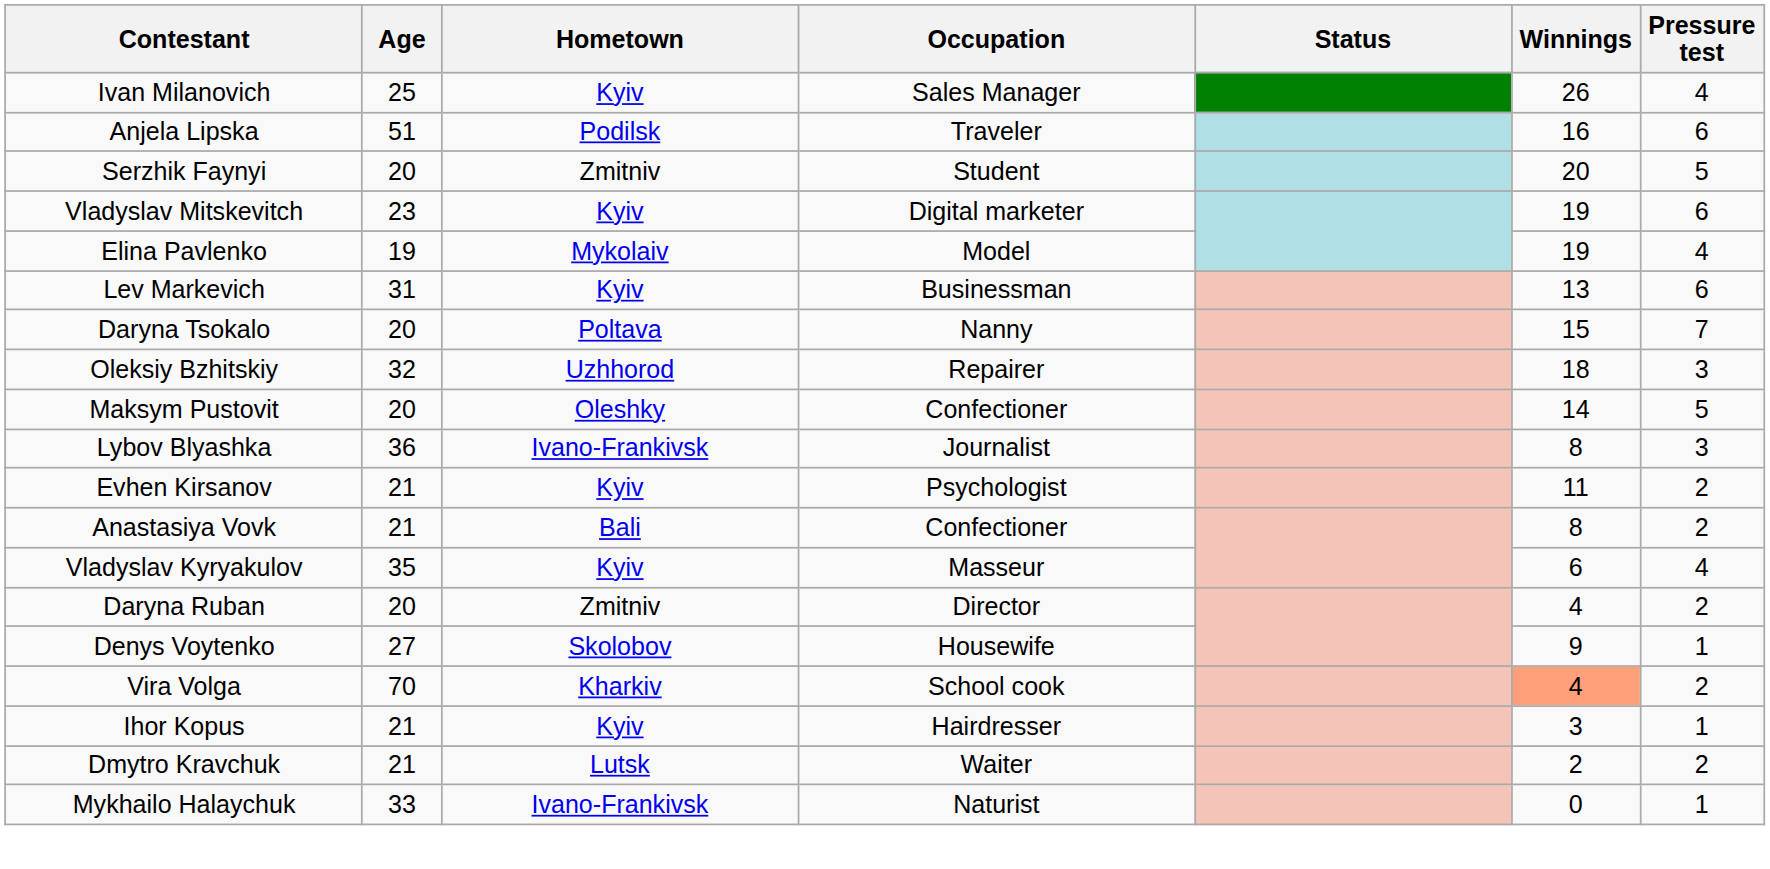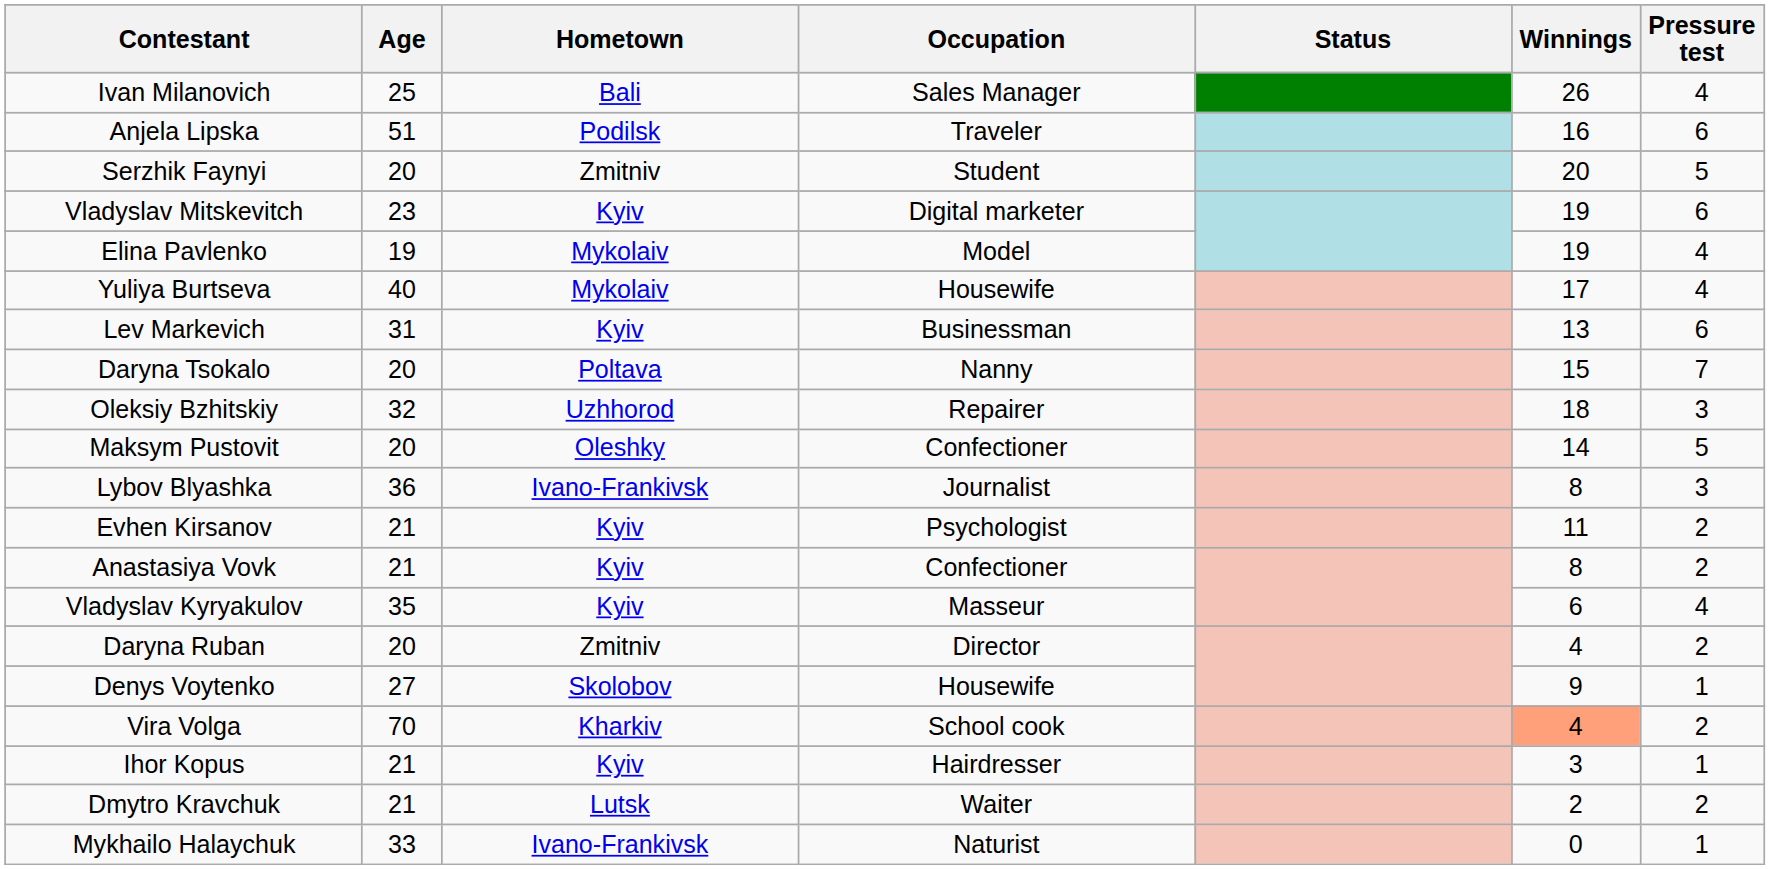(620, 92) Kyiv -> (620, 92) Bali
+ row: (184, 290)
(620, 528) Bali -> (620, 567) Kyiv
